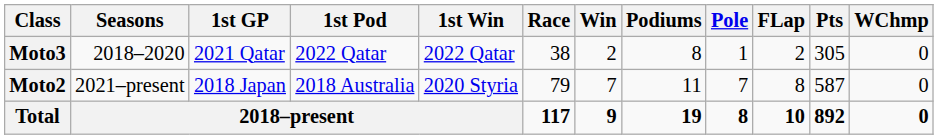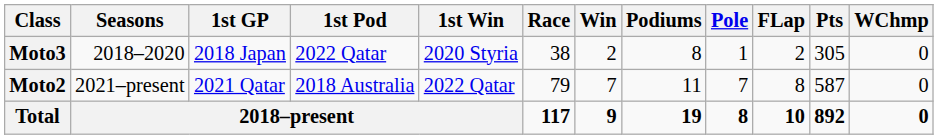(239, 52) 2021 Qatar -> (240, 52) 2018 Japan
(469, 52) 2022 Qatar -> (471, 52) 2020 Styria
(240, 85) 2018 Japan -> (239, 85) 2021 Qatar
(471, 85) 2020 Styria -> (469, 85) 2022 Qatar
